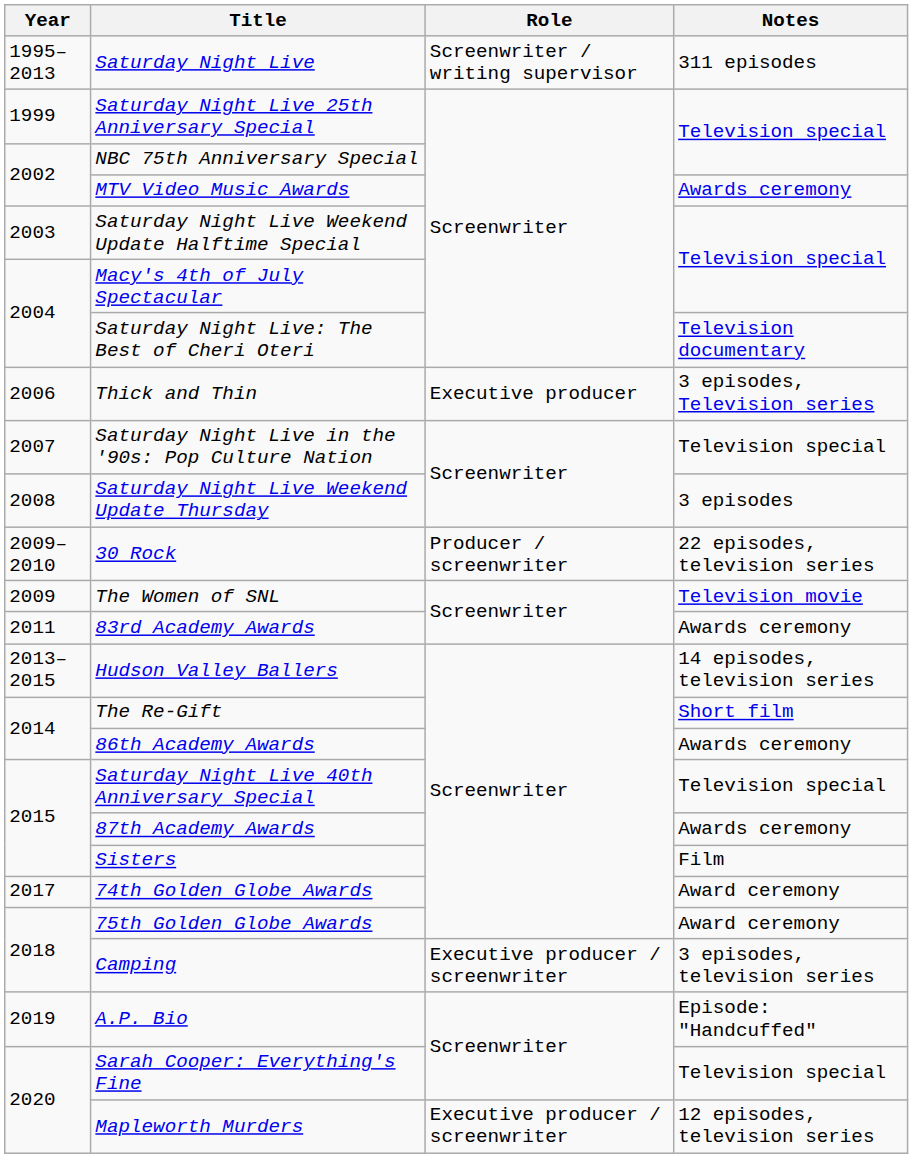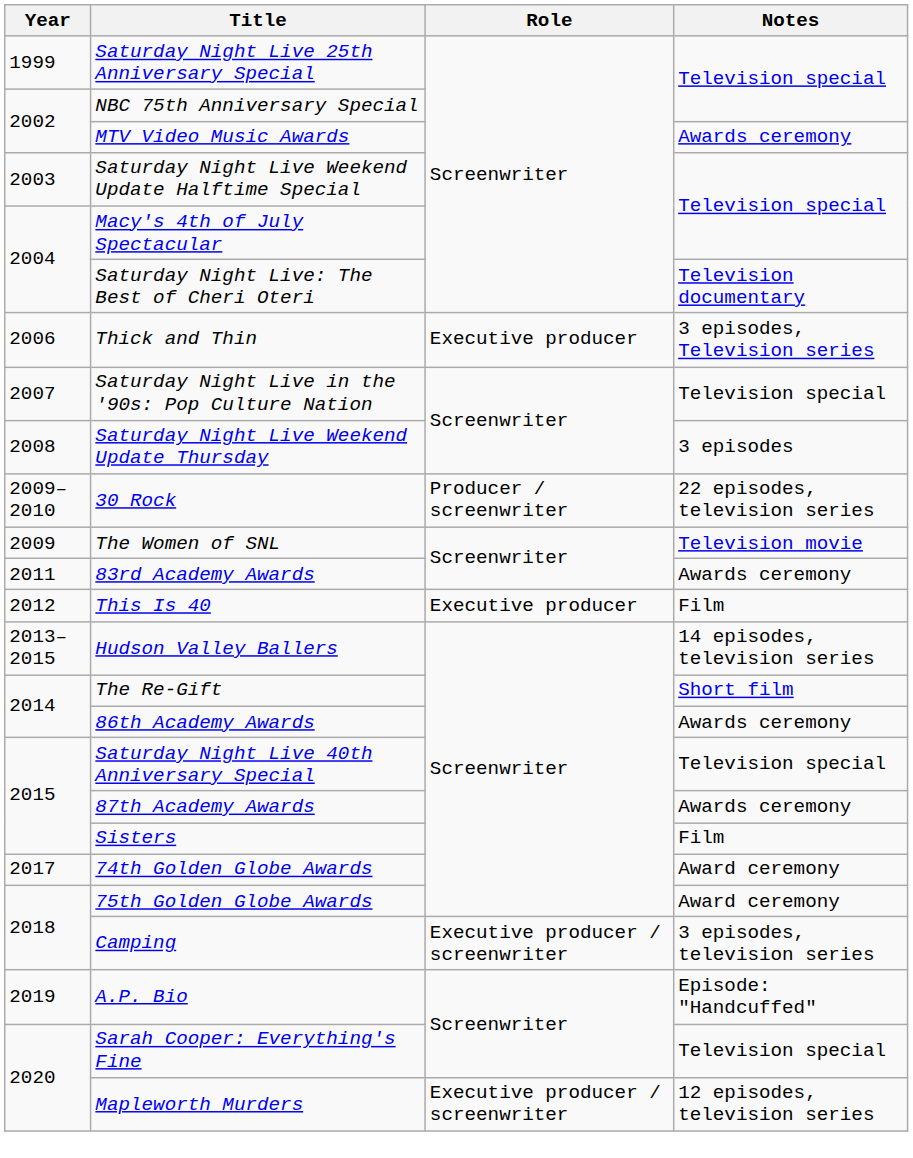- row: (205, 63)
+ row: (153, 606)
